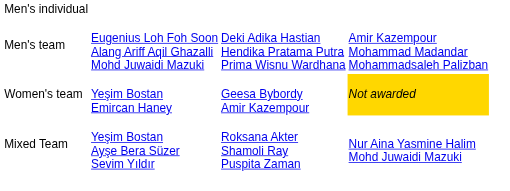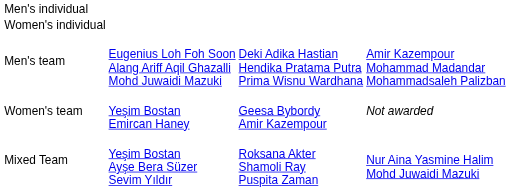+ row: (55, 25)
(382, 94) gold background -> (400, 111) no background
